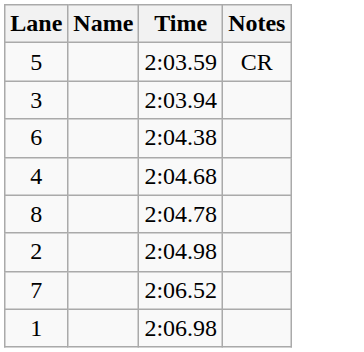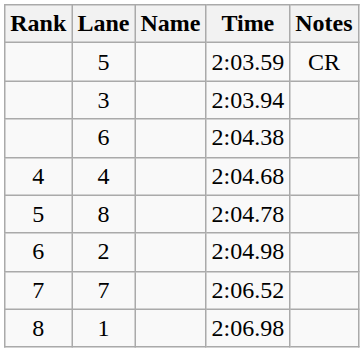+ column: (38, 23)
